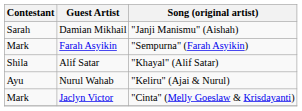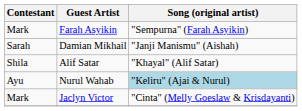rows swapped: (93, 30) <-> (88, 47)
(180, 80) no background -> (180, 80) lightblue background
